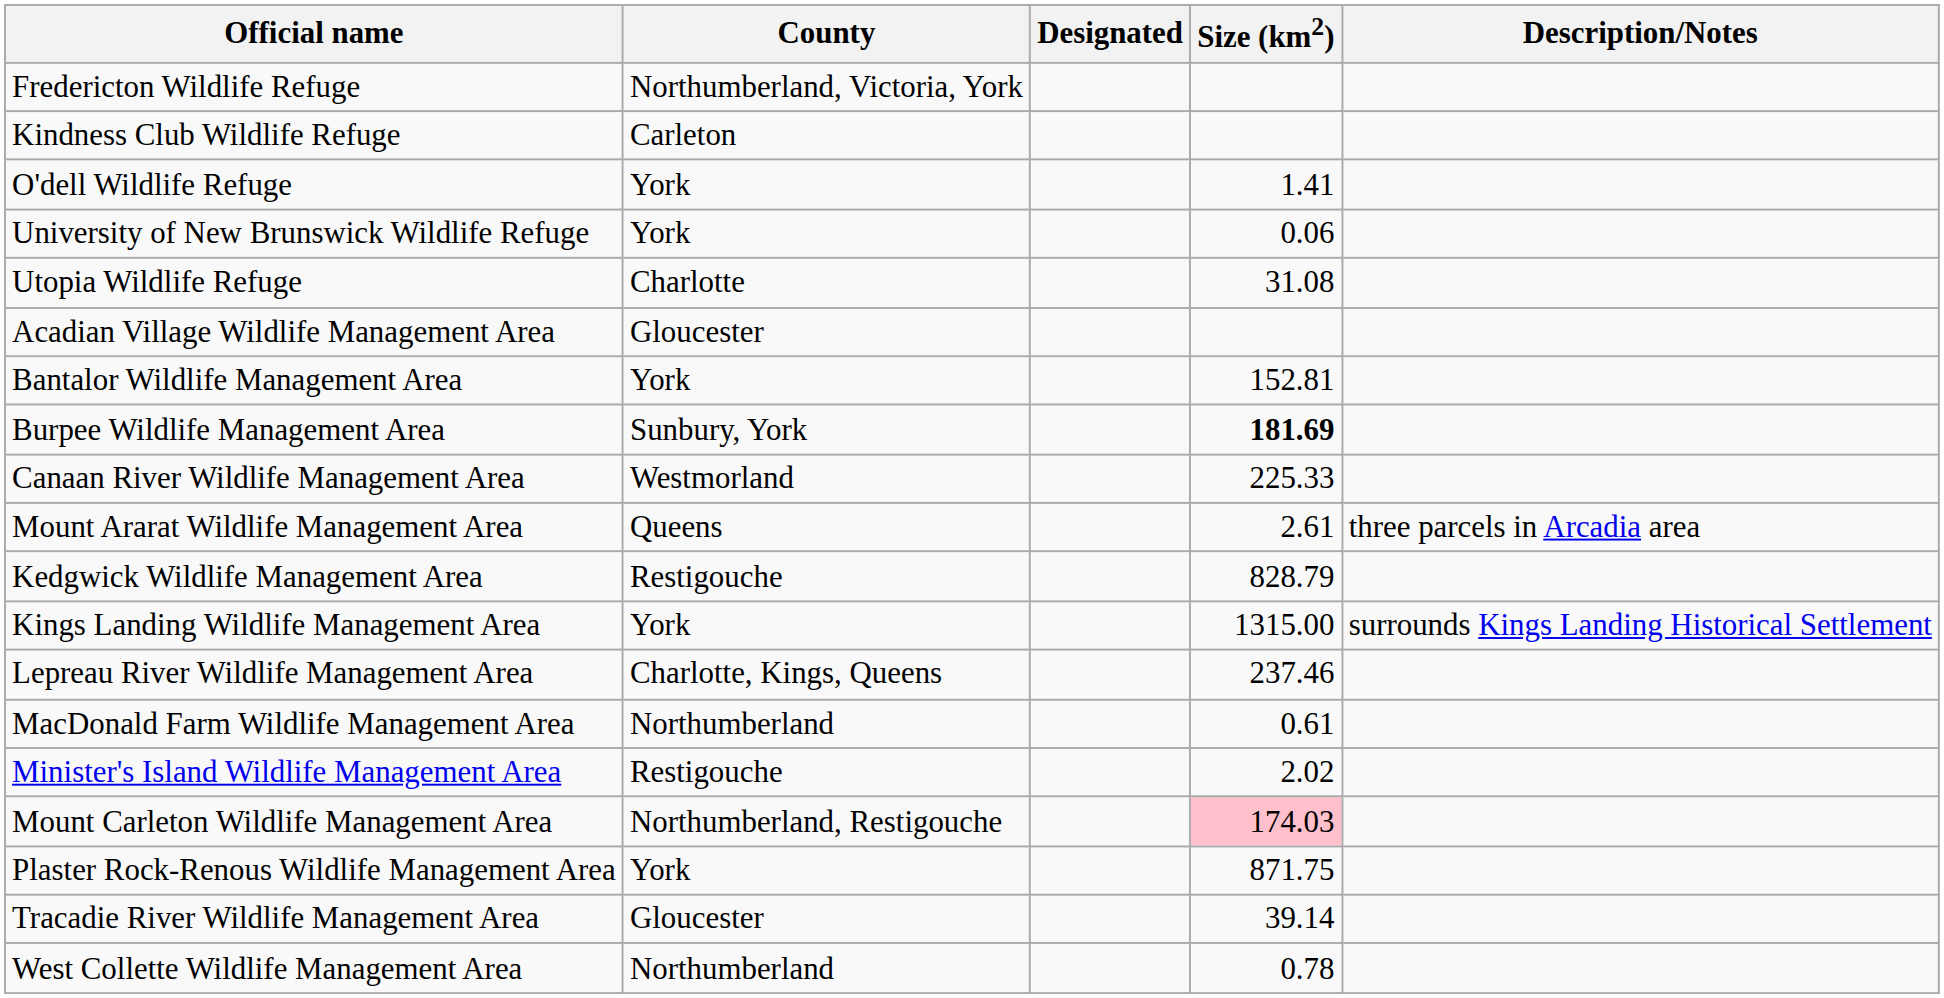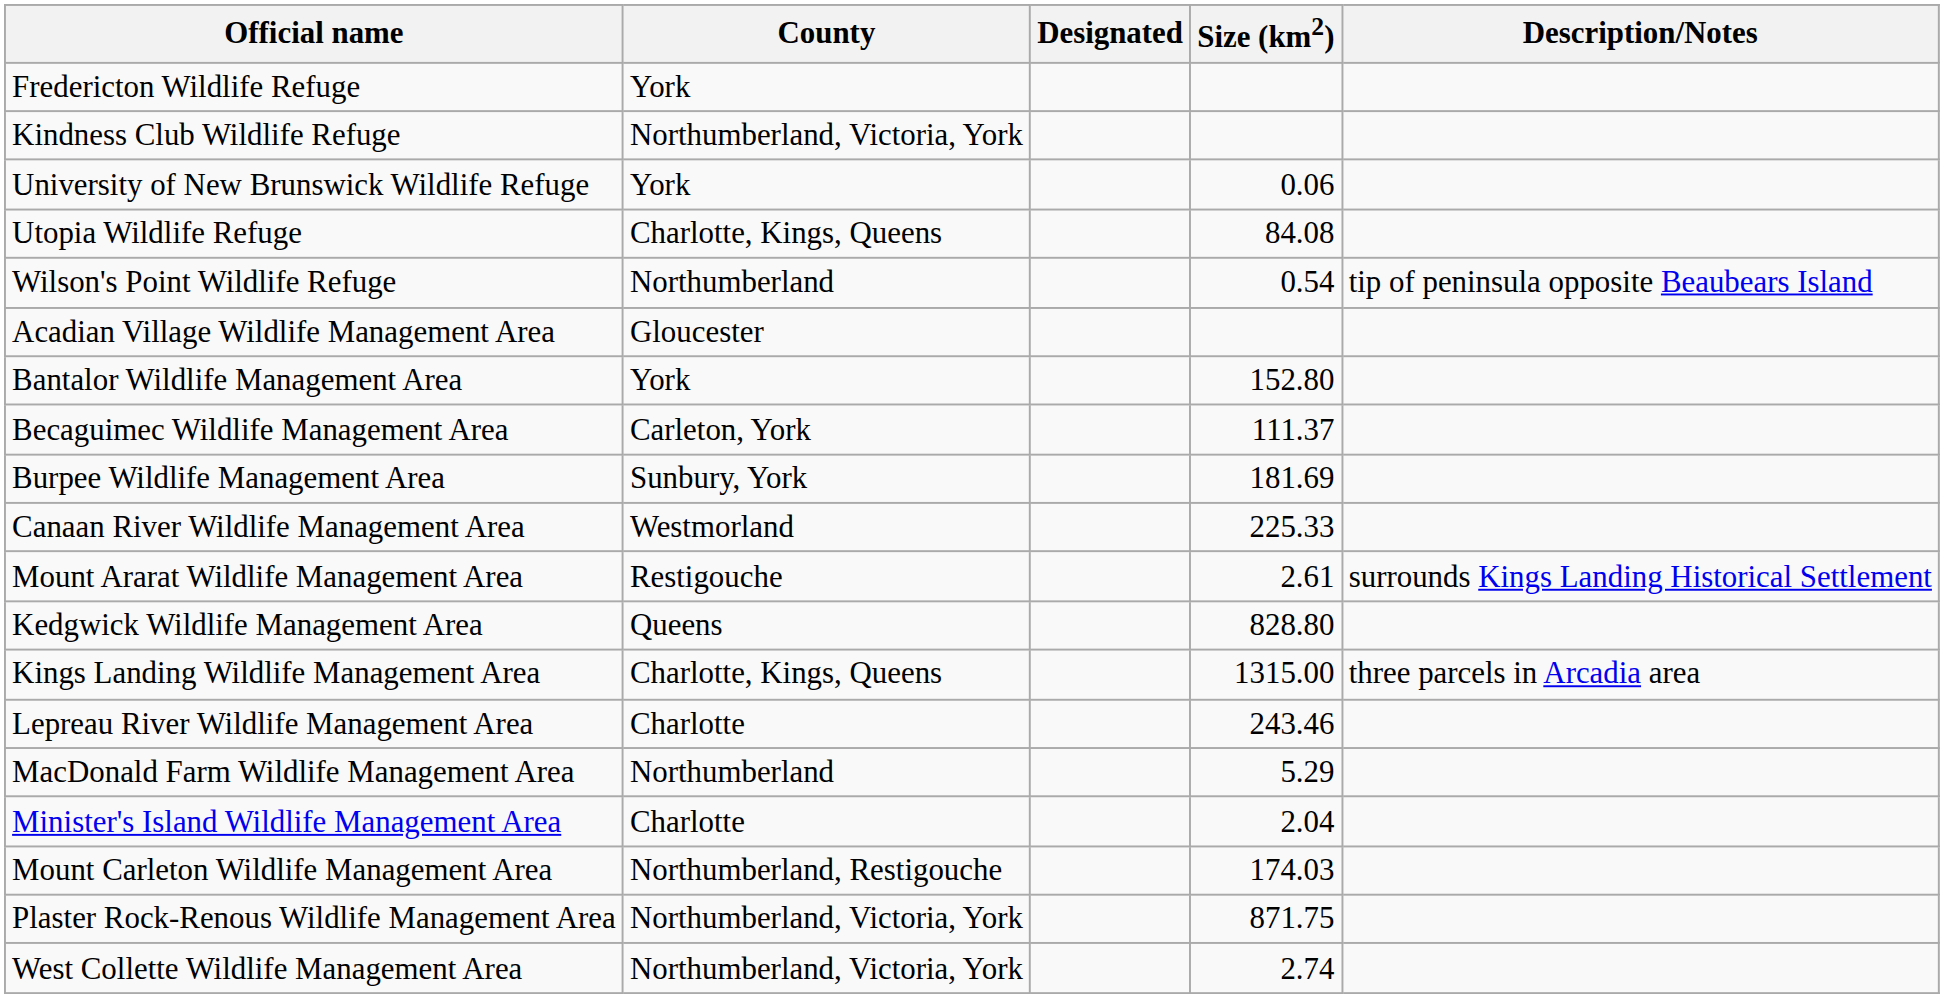(826, 86) Northumberland, Victoria, York -> (660, 86) York
(683, 135) Carleton -> (826, 135) Northumberland, Victoria, York
- row: (152, 184)
(687, 282) Charlotte -> (786, 233) Charlotte, Kings, Queens
(1300, 282) 31.08 -> (1300, 233) 84.08
+ row: (204, 282)
(1292, 380) 152.81 -> (1292, 380) 152.80
+ row: (260, 429)
(1292, 429) bold -> (1292, 478) normal
(676, 527) Queens -> (706, 576) Restigouche
(1524, 527) three parcels in Arcadia area -> (1640, 576) surrounds Kings Landing Historical Settlement
(706, 576) Restigouche -> (676, 625) Queens
(1292, 576) 828.79 -> (1292, 625) 828.80
(660, 625) York -> (786, 673) Charlotte, Kings, Queens
(1640, 625) surrounds Kings Landing Historical Settlement -> (1524, 673) three parcels in Arcadia area
(786, 673) Charlotte, Kings, Queens -> (687, 722) Charlotte
(1292, 673) 237.46 -> (1292, 722) 243.46
(1307, 722) 0.61 -> (1307, 771) 5.29
(706, 771) Restigouche -> (687, 820) Charlotte
(1307, 771) 2.02 -> (1307, 820) 2.04
(1292, 820) pink background -> (1292, 869) no background
(660, 869) York -> (826, 918) Northumberland, Victoria, York
- row: (276, 918)
(732, 967) Northumberland -> (826, 967) Northumberland, Victoria, York
(1307, 967) 0.78 -> (1307, 967) 2.74
